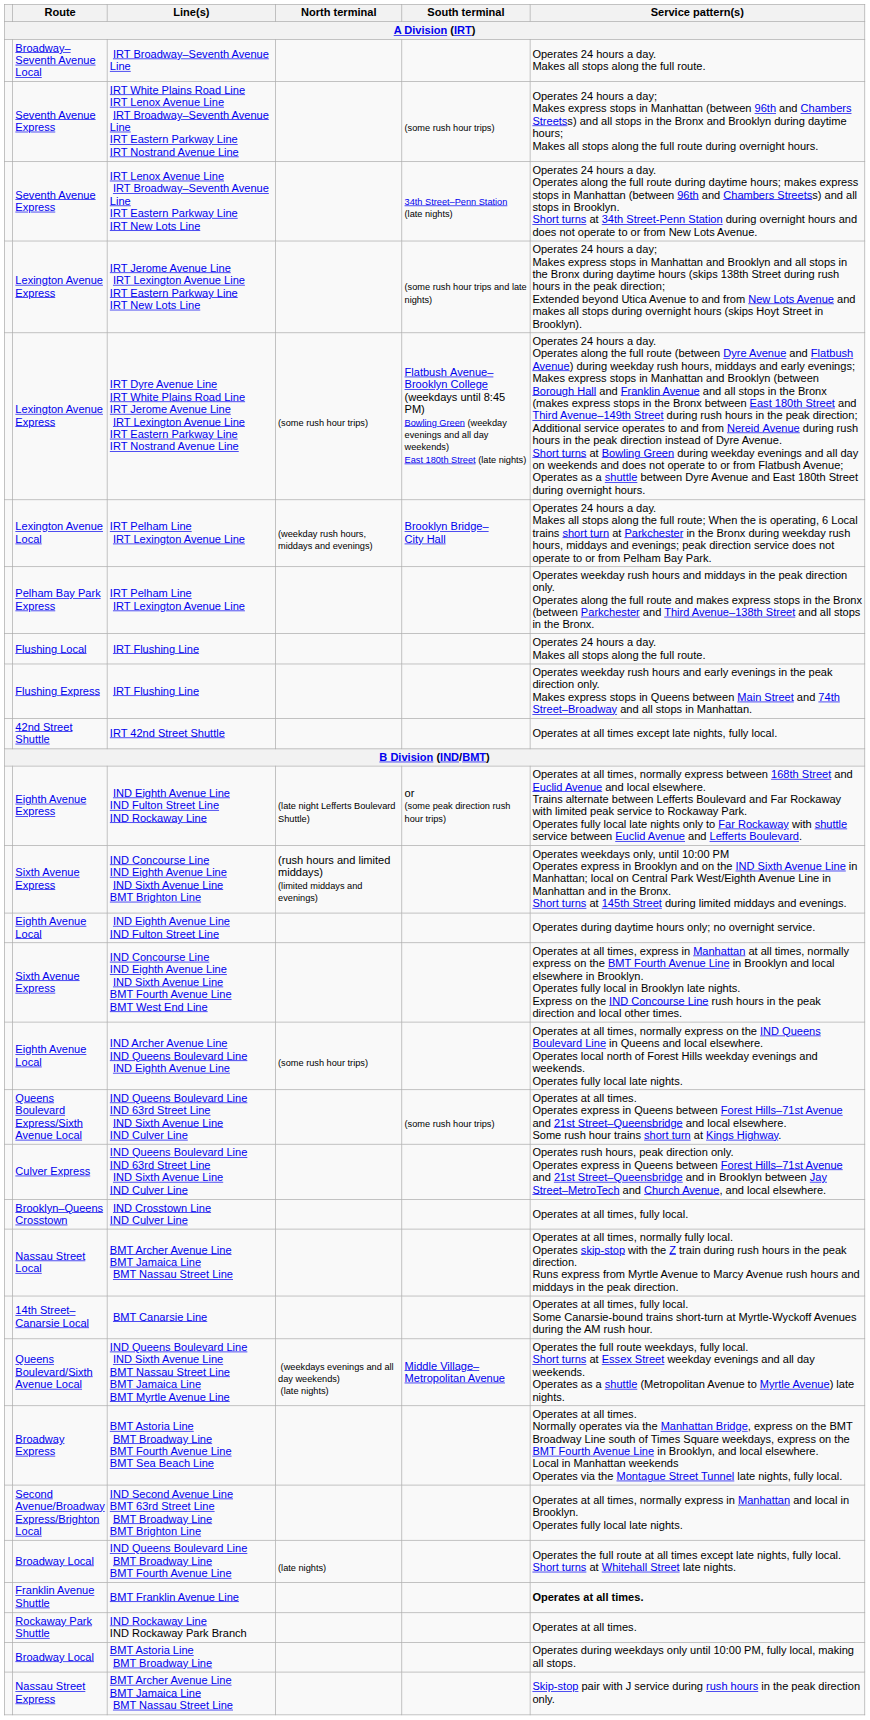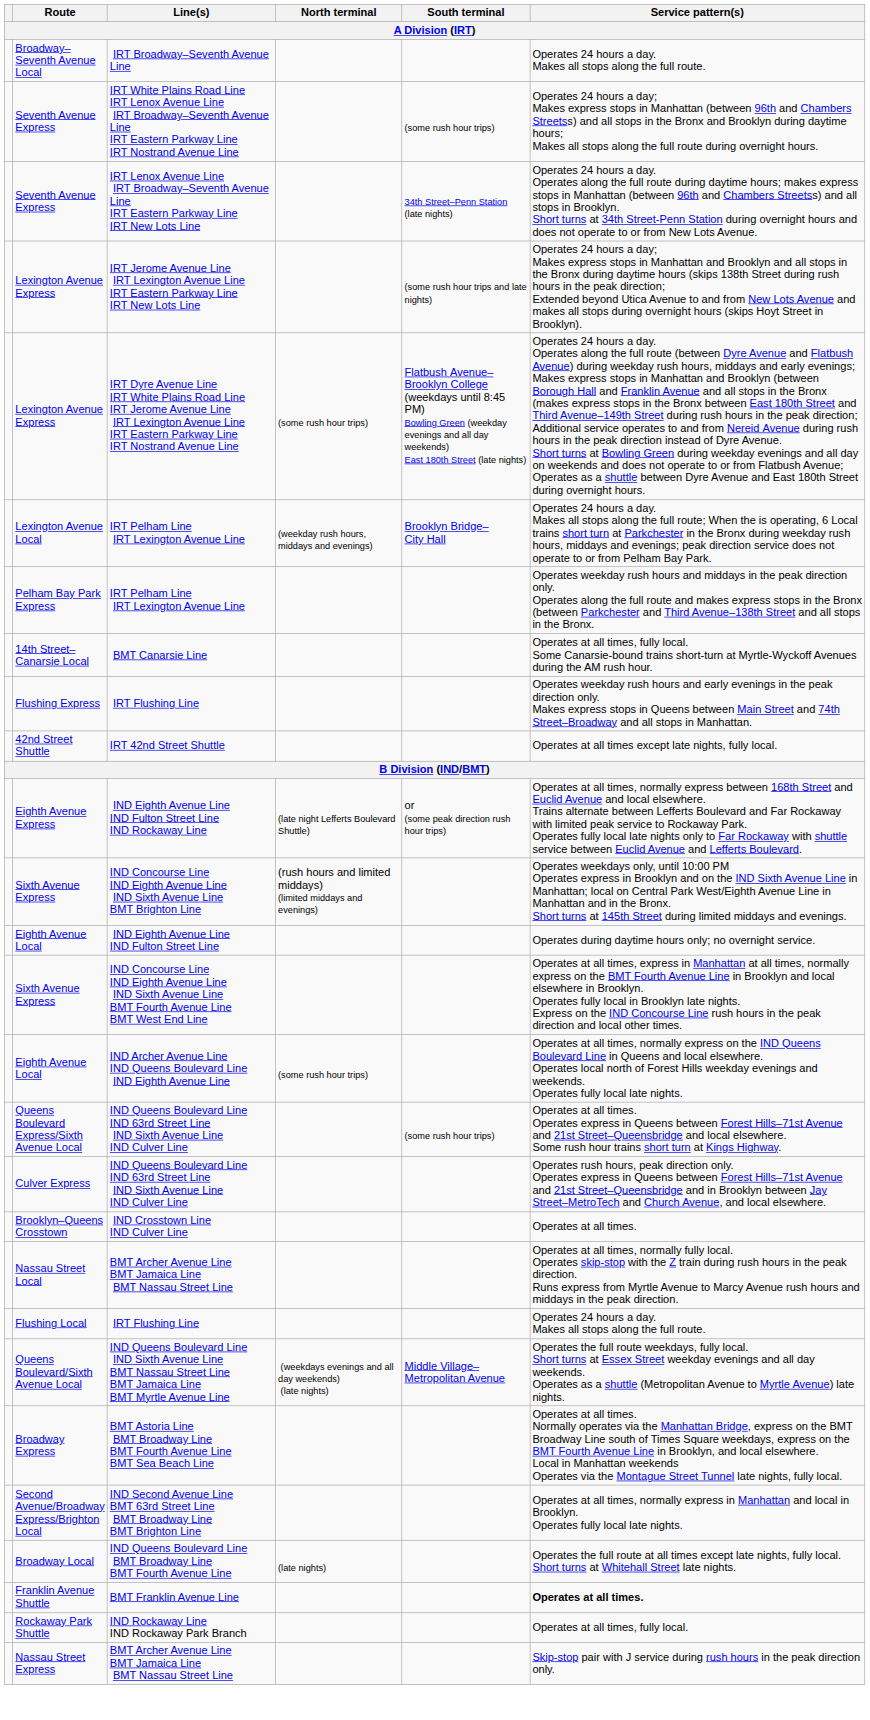rows swapped: (51, 649) <-> (52, 1317)
(610, 1214) Operates at all times, fully local. -> (585, 1226) Operates at all times.
(585, 1627) Operates at all times. -> (610, 1627) Operates at all times, fully local.
- row: (55, 1657)
